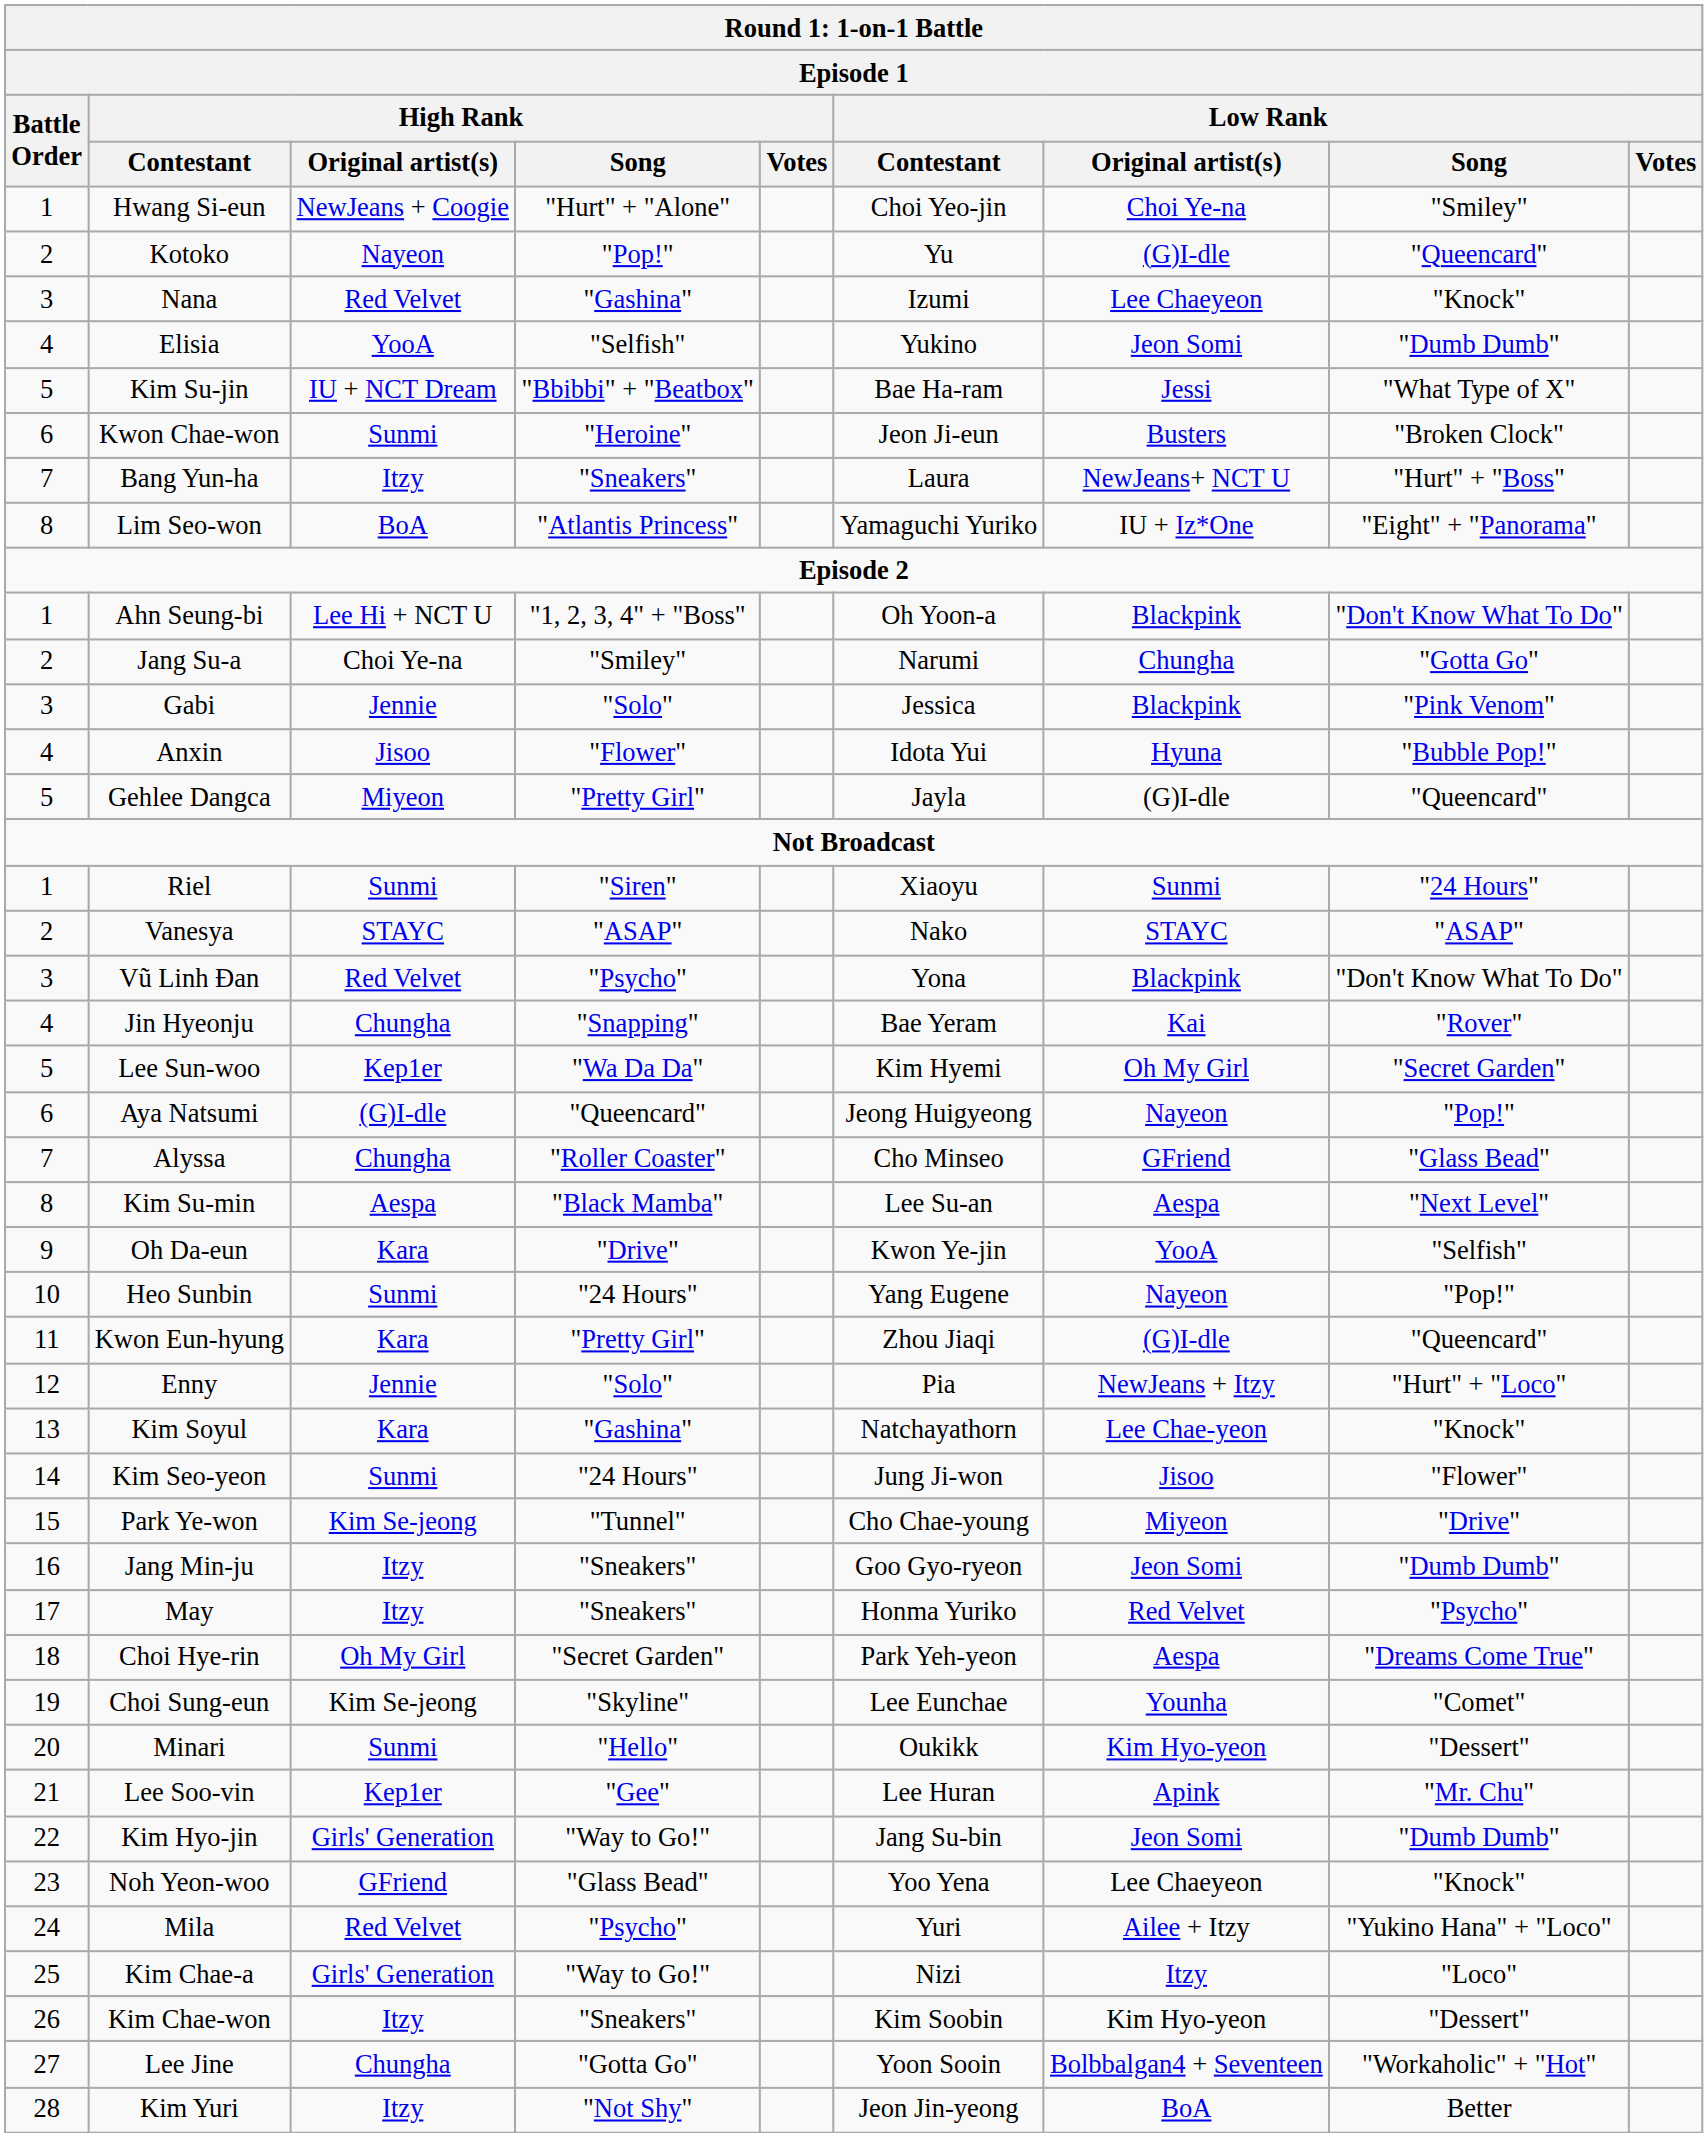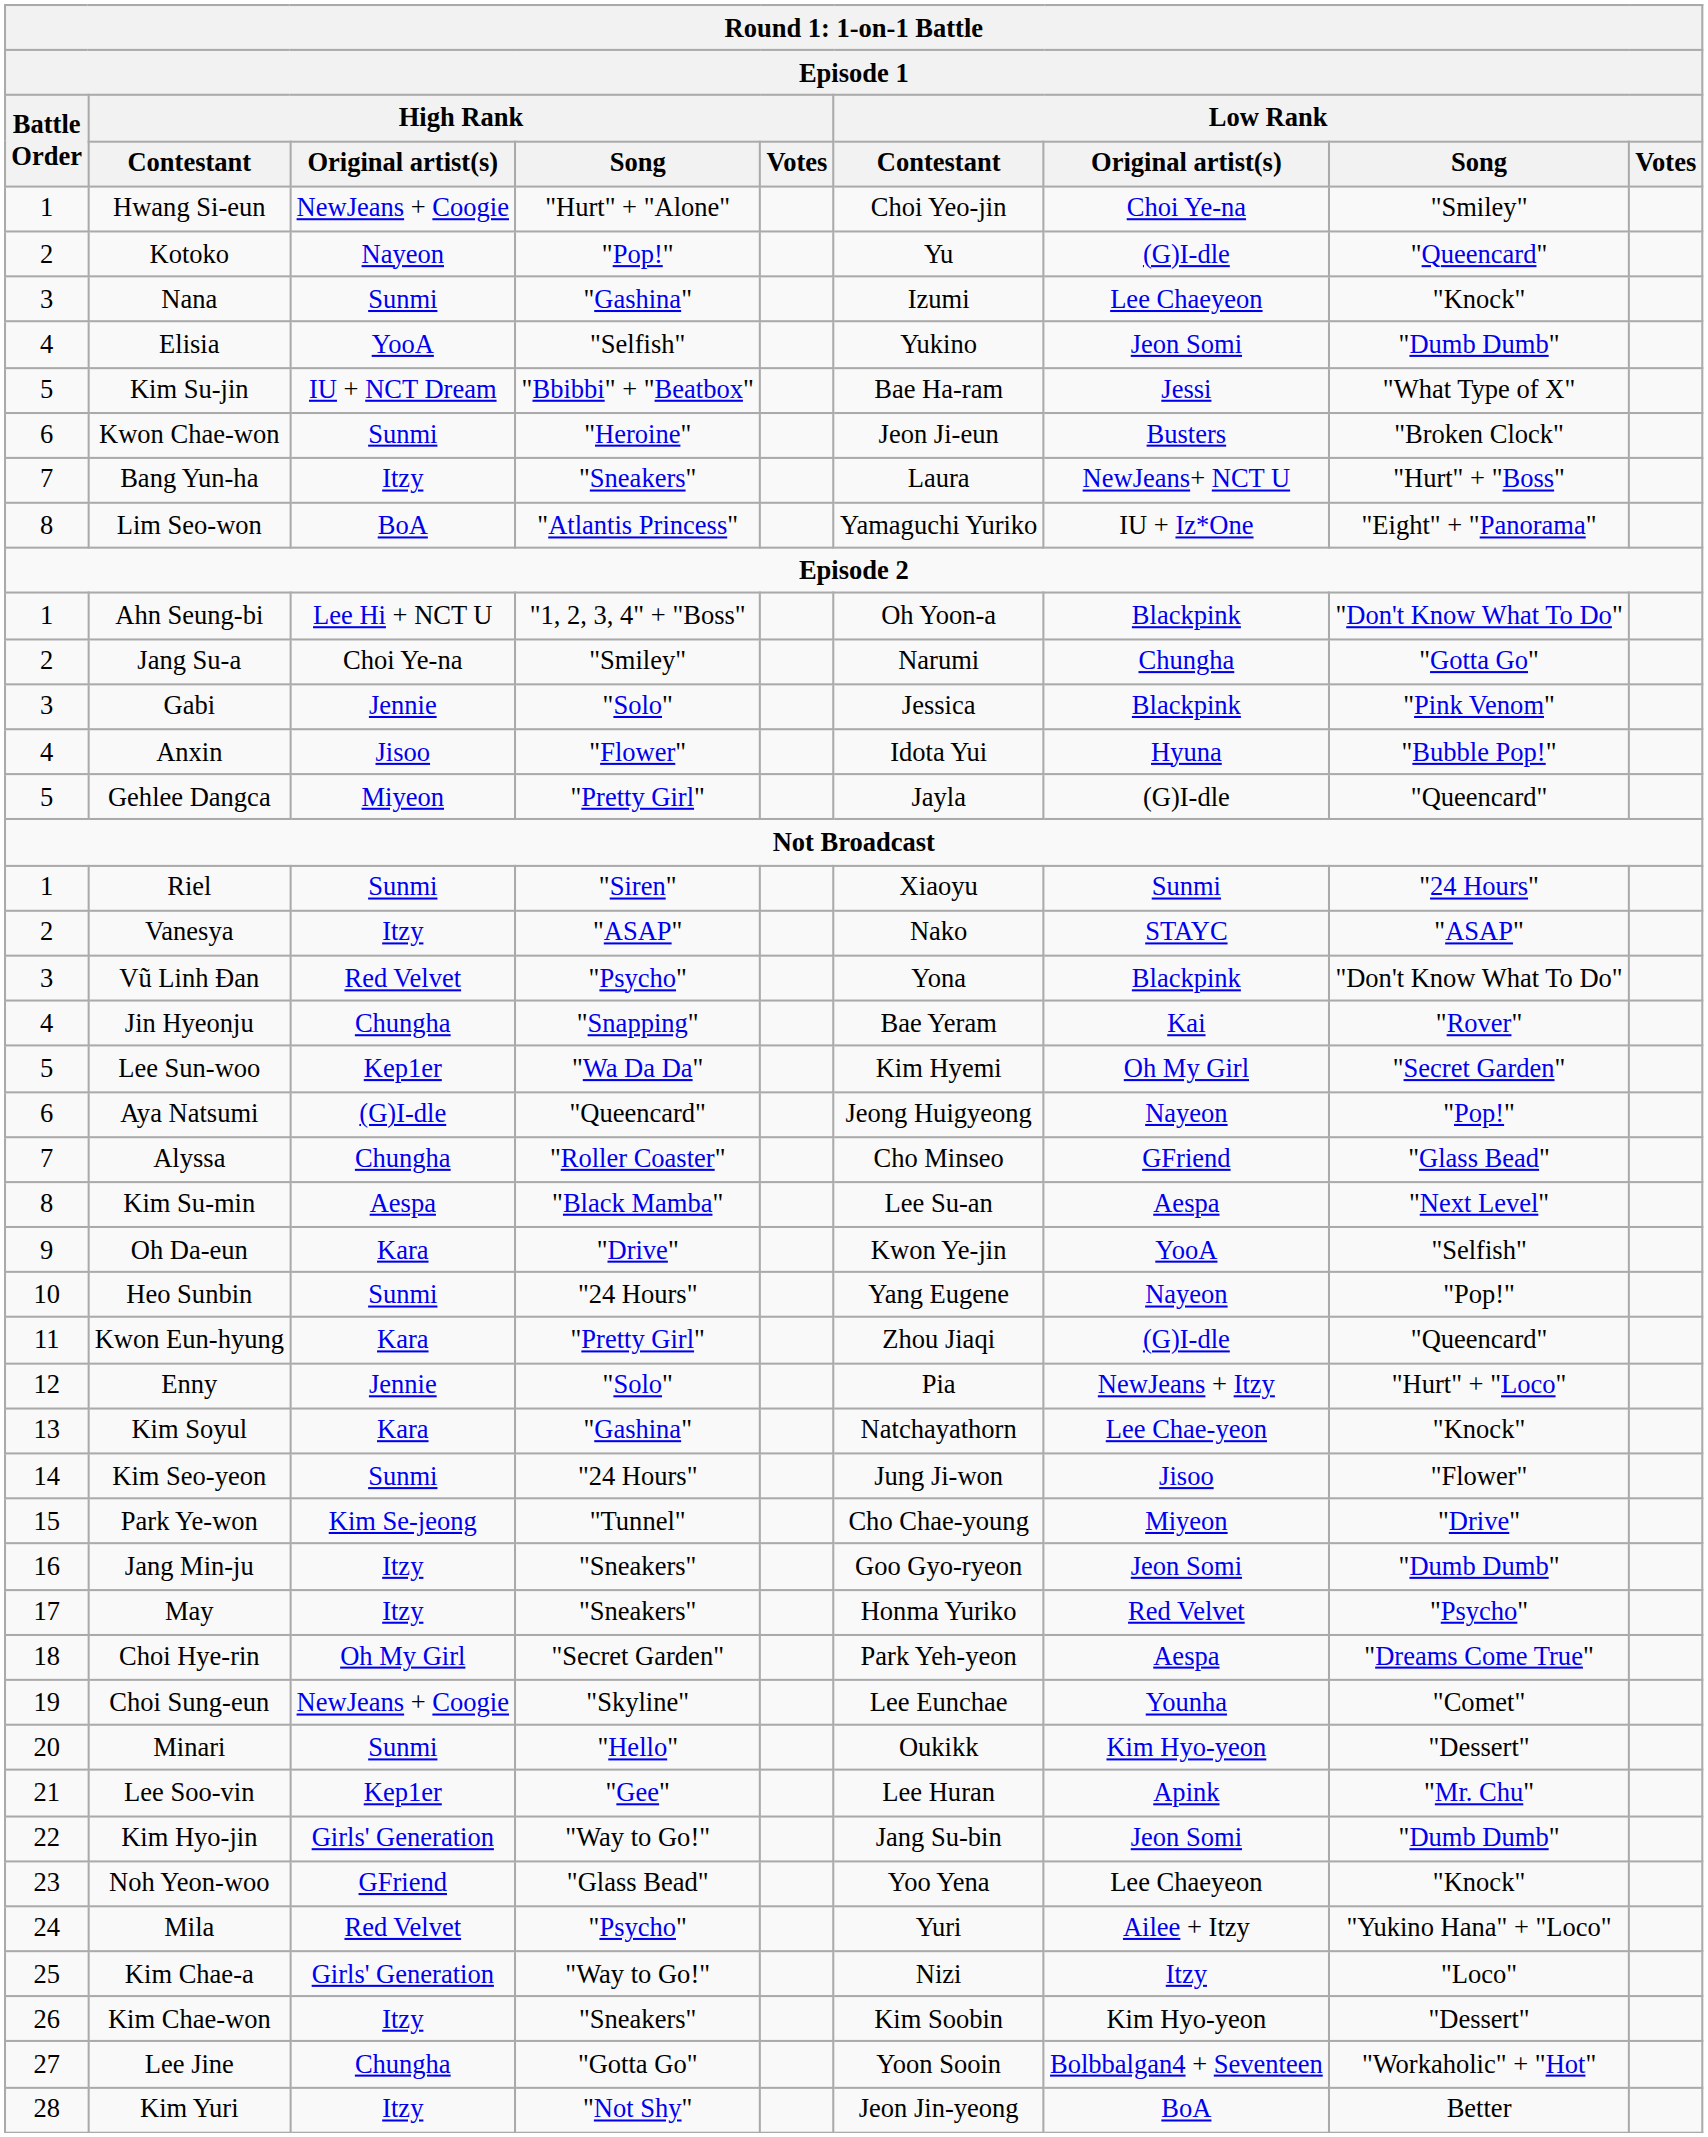(403, 298) Red Velvet -> (403, 298) Sunmi
(403, 932) STAYC -> (403, 932) Itzy
(403, 1701) Kim Se-jeong -> (403, 1701) NewJeans + Coogie
